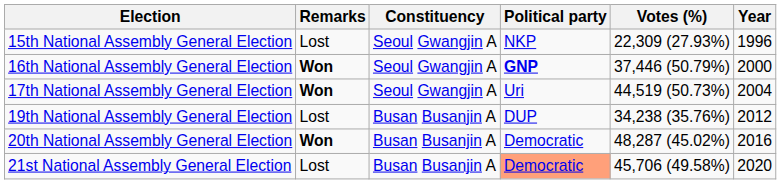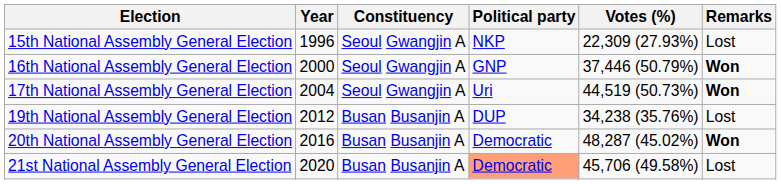columns swapped: (755, 16) <-> (333, 16)
(521, 66) bold -> (490, 66) normal
